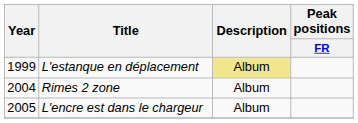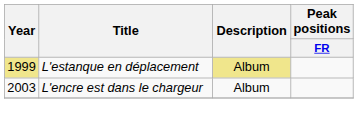(22, 67) no background -> (22, 67) khaki background
- row: (81, 87)
(22, 108) 2005 -> (22, 87) 2003
